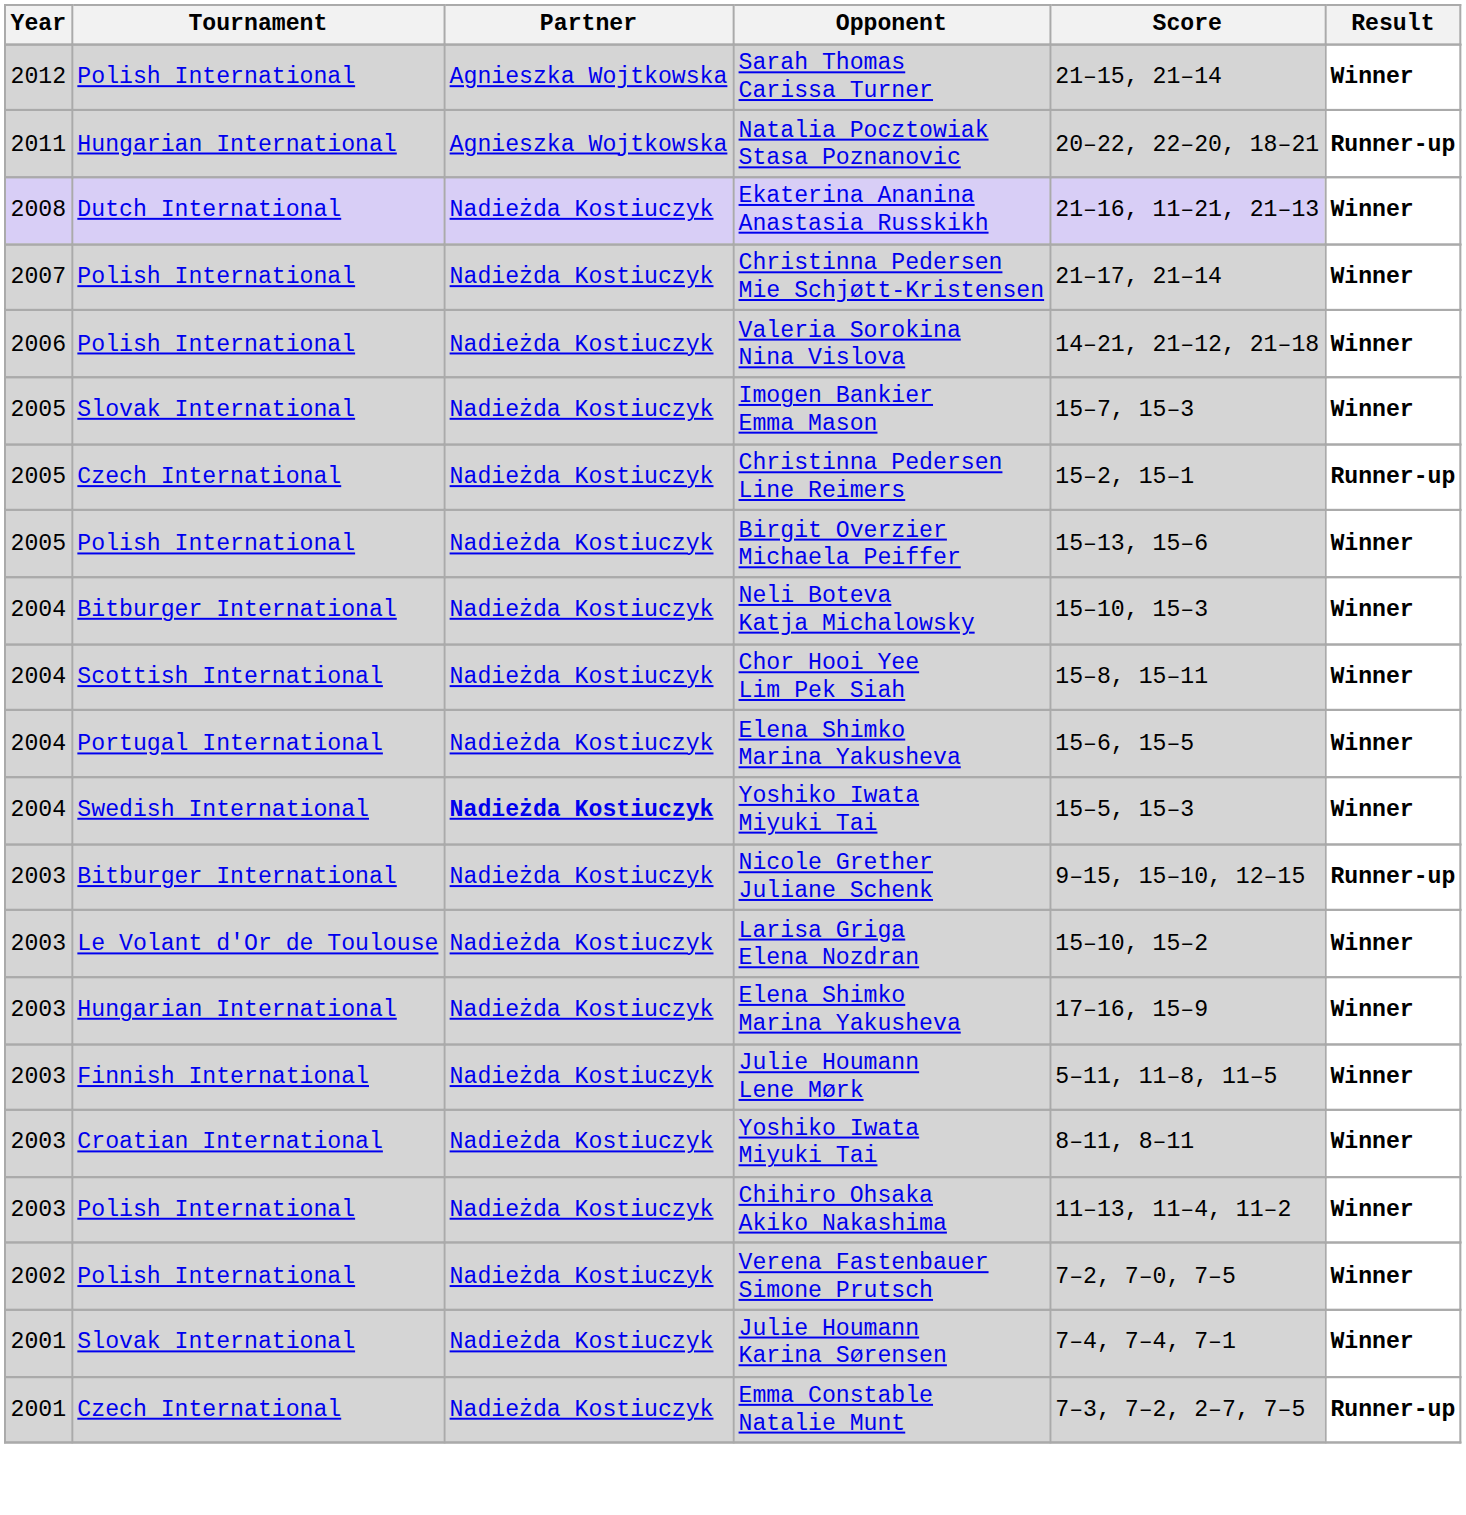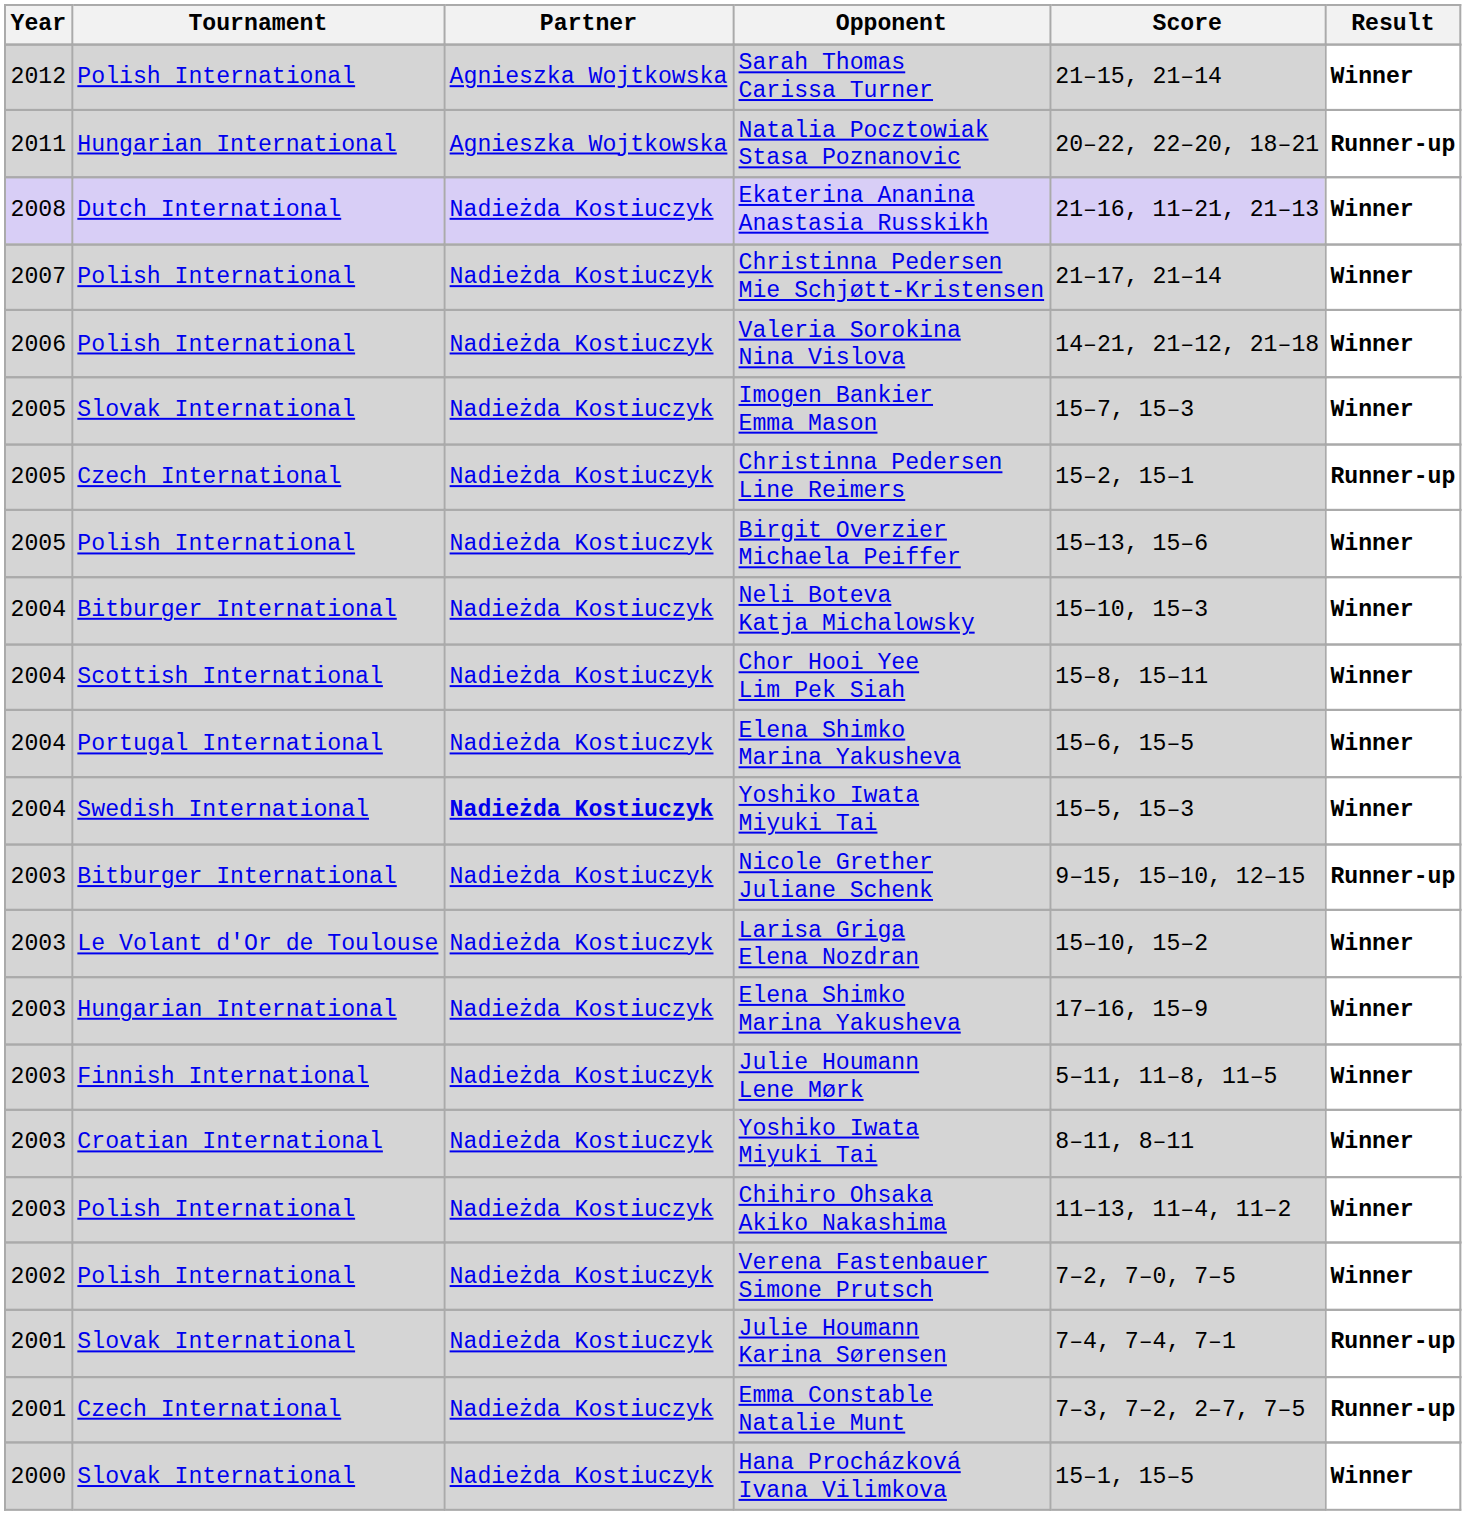(1372, 1343) Winner -> (1393, 1343) Runner-up
+ row: (216, 1476)
